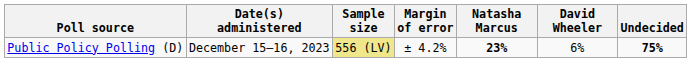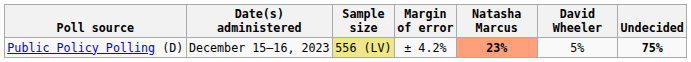(497, 48) no background -> (497, 48) lightsalmon background
(577, 48) 6% -> (577, 48) 5%
